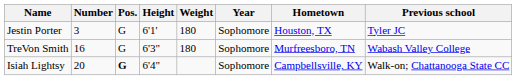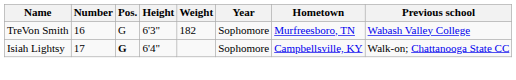- row: (34, 30)
(188, 48) 180 -> (188, 30) 182
(79, 65) 20 -> (79, 48) 17
